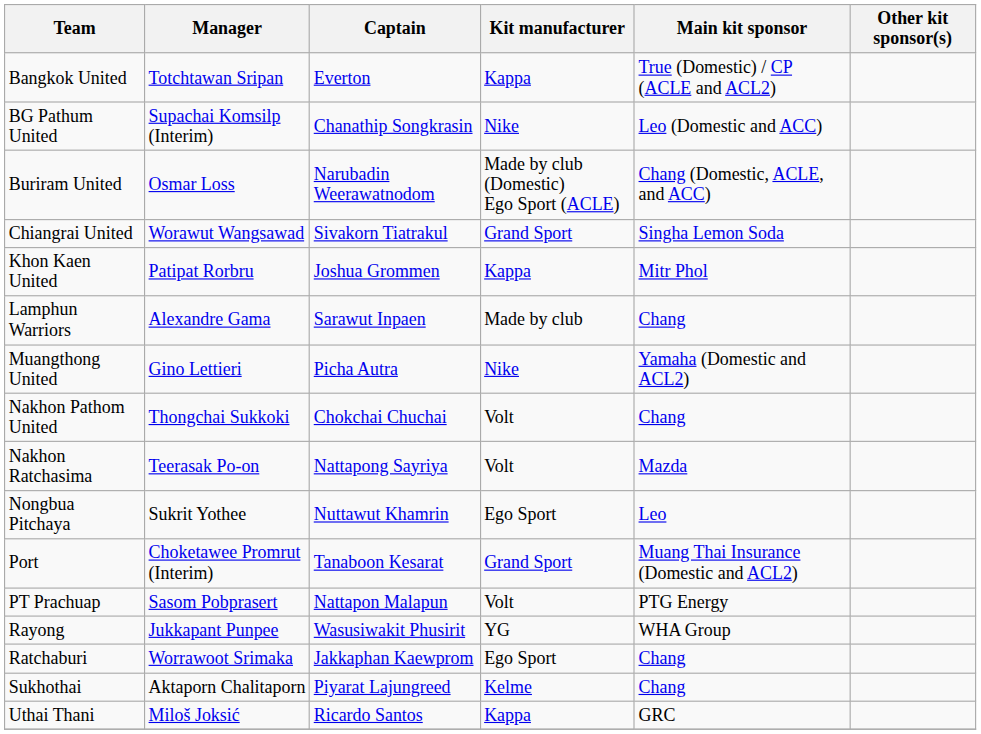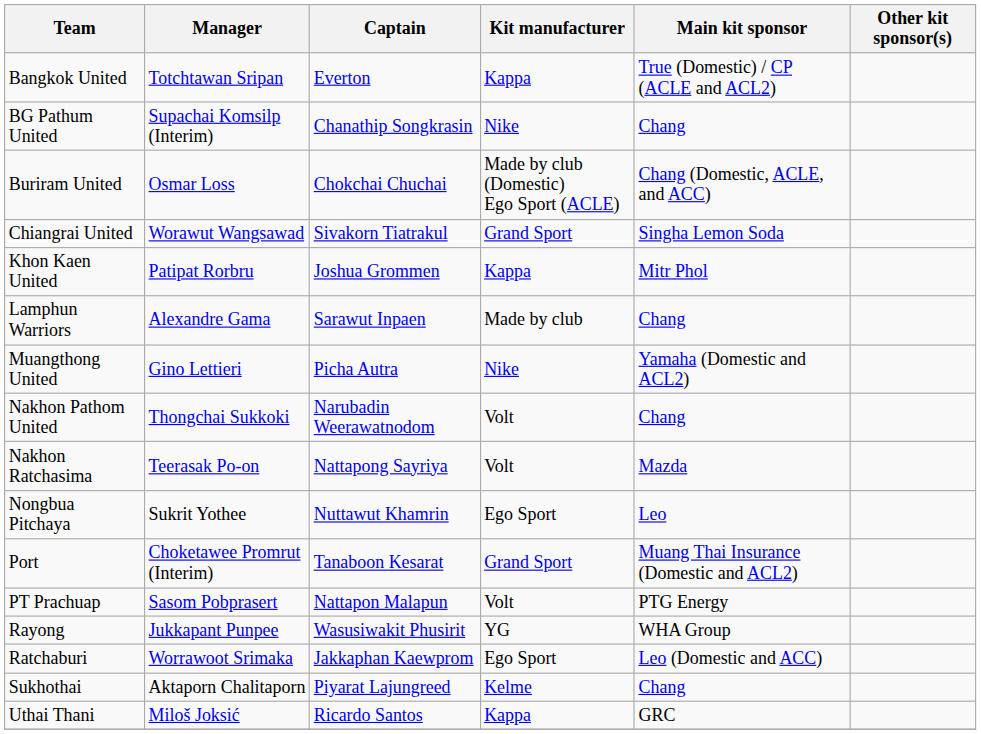(730, 125) Leo (Domestic and ACC) -> (662, 125) Chang
(374, 184) Narubadin Weerawatnodom -> (380, 184) Chokchai Chuchai
(380, 417) Chokchai Chuchai -> (374, 417) Narubadin Weerawatnodom
(662, 658) Chang -> (730, 658) Leo (Domestic and ACC)
